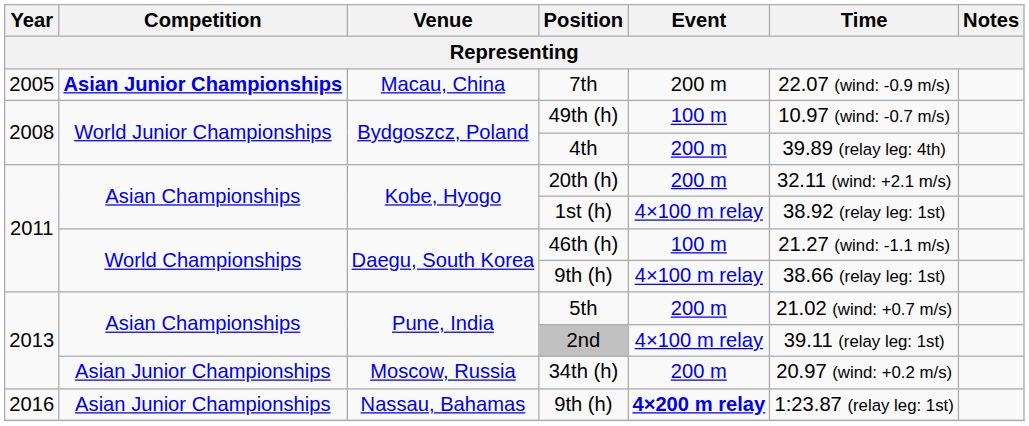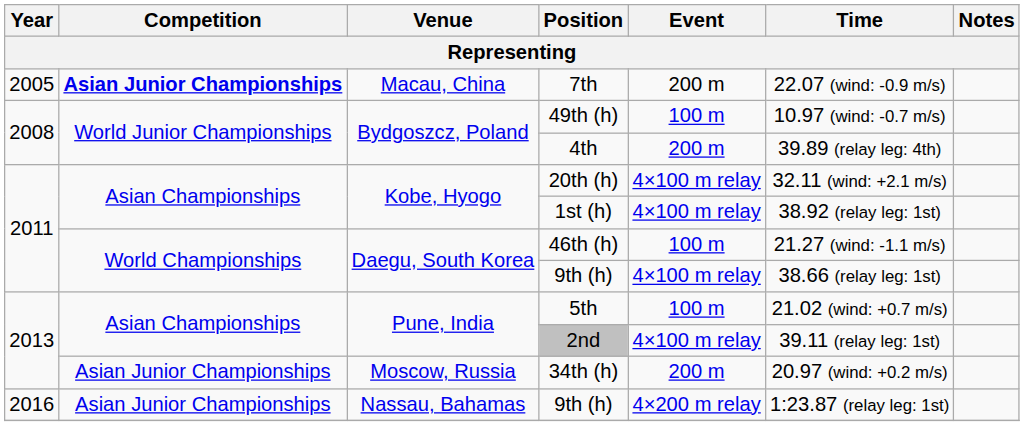(699, 180) 200 m -> (697, 180) 4×100 m relay
(699, 308) 200 m -> (697, 308) 100 m
(699, 404) bold -> (697, 404) normal
